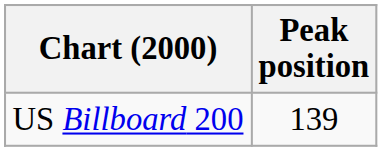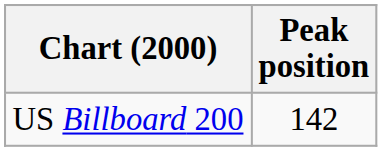(314, 118) 139 -> (314, 118) 142
